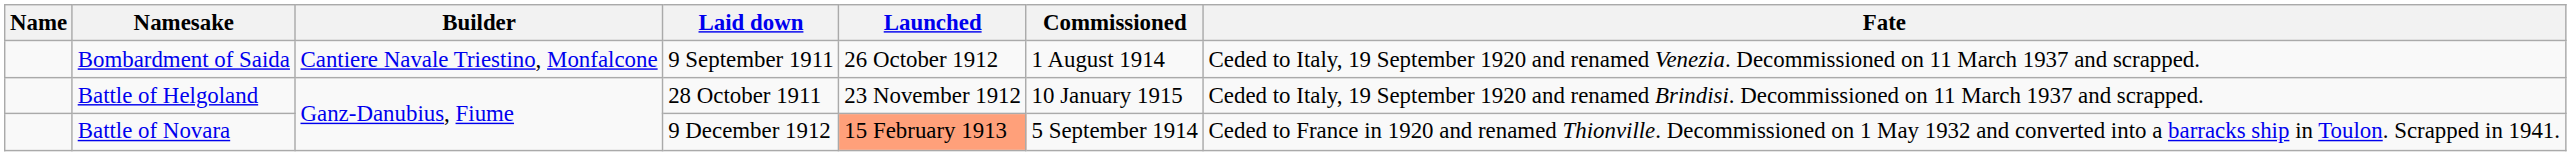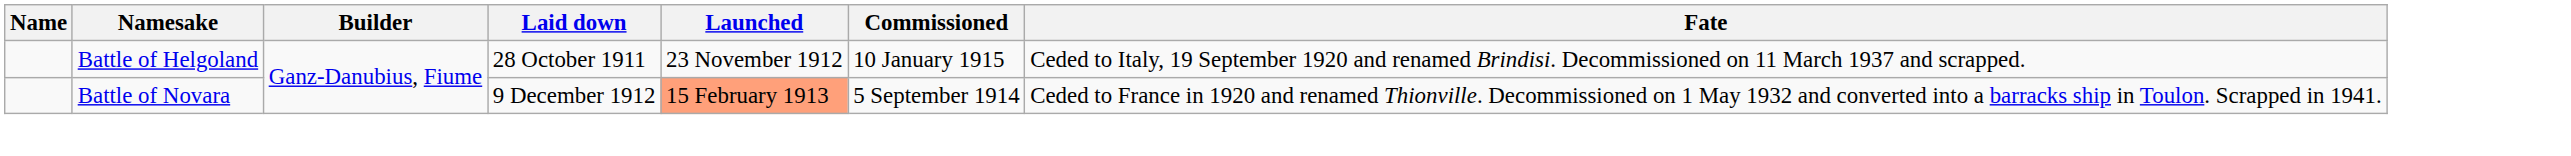- row: (184, 58)
